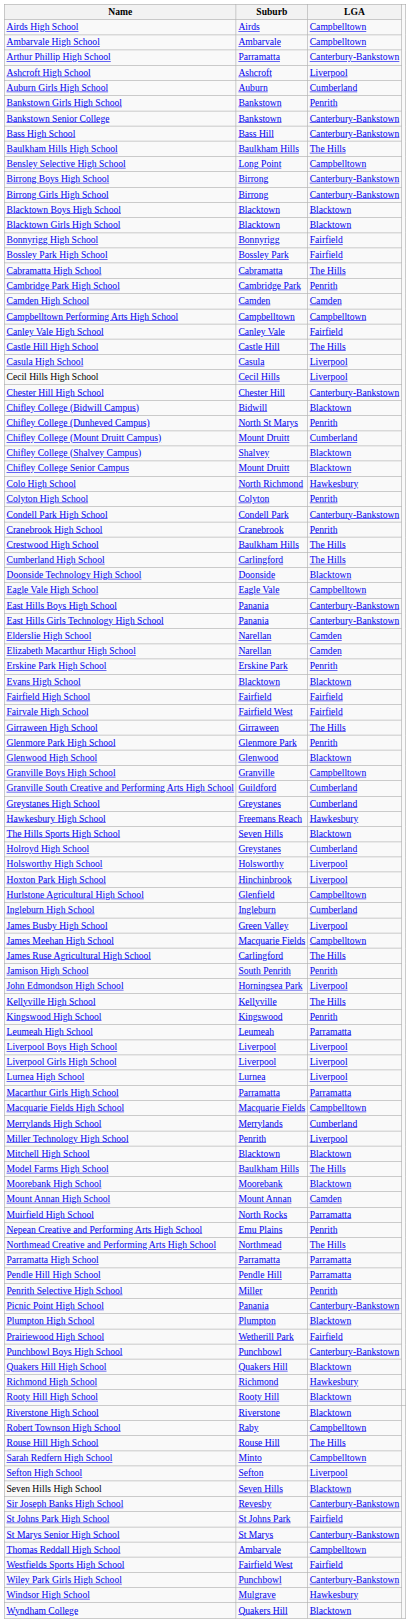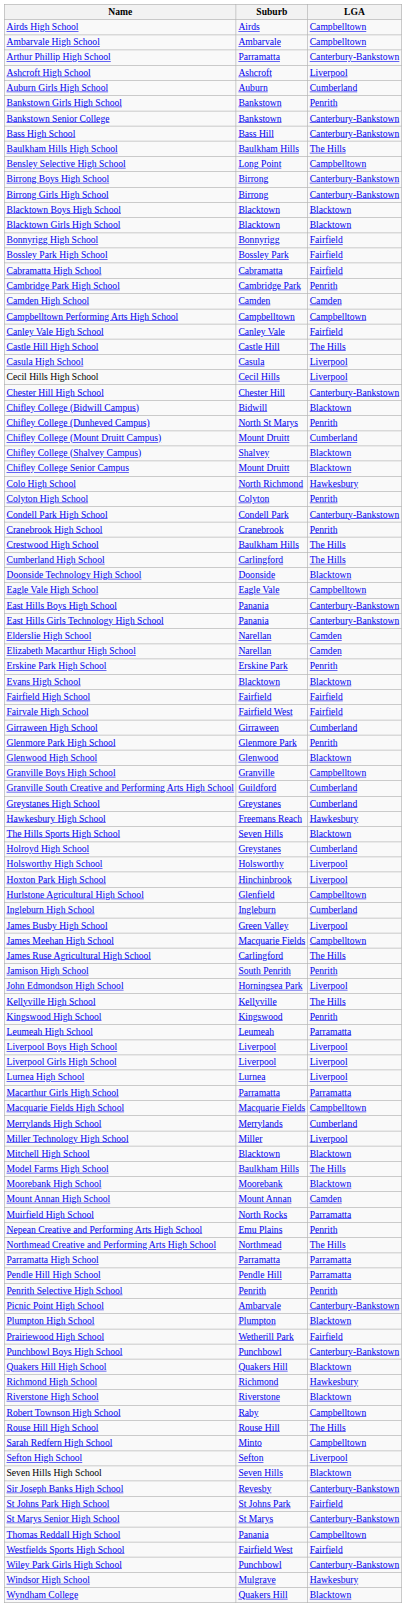(328, 270) The Hills -> (326, 270) Fairfield
(328, 727) The Hills -> (333, 727) Cumberland
(252, 1138) Penrith -> (250, 1138) Miller
(250, 1291) Miller -> (252, 1291) Penrith
(254, 1306) Panania -> (260, 1306) Ambarvale
- row: (52, 1397)
(260, 1549) Ambarvale -> (254, 1534) Panania
